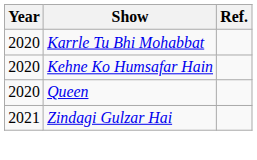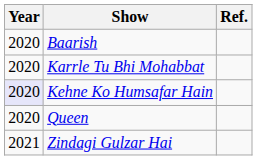+ row: (72, 42)
(24, 67) no background -> (24, 92) lavender background
